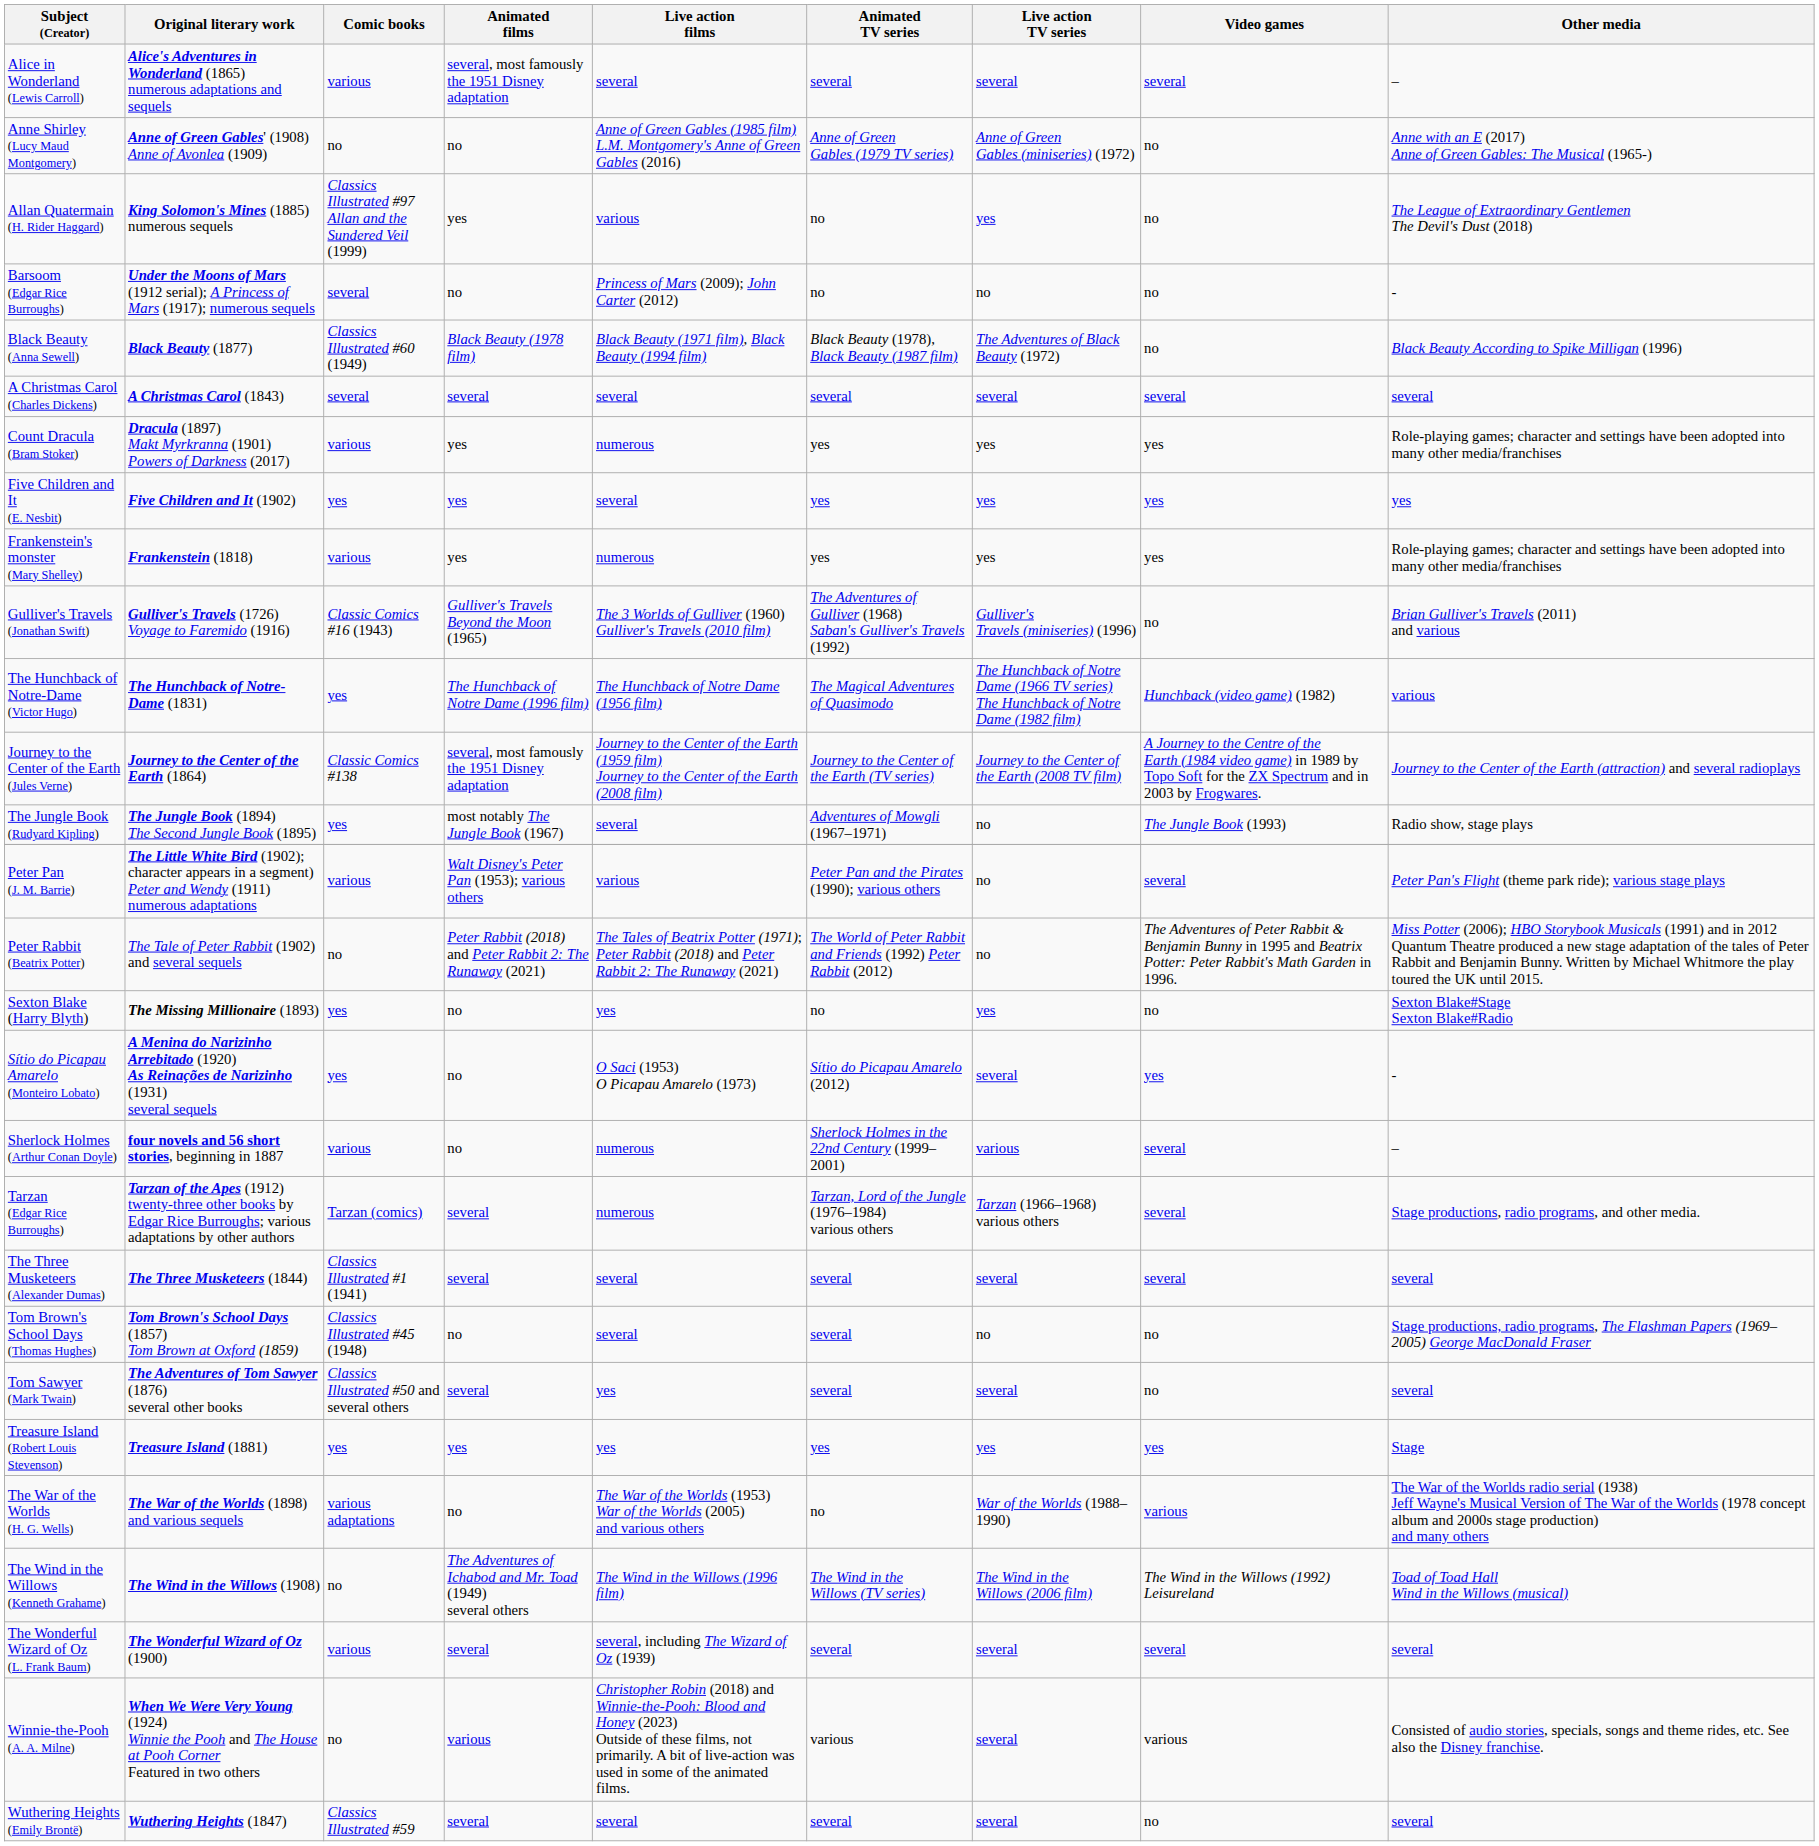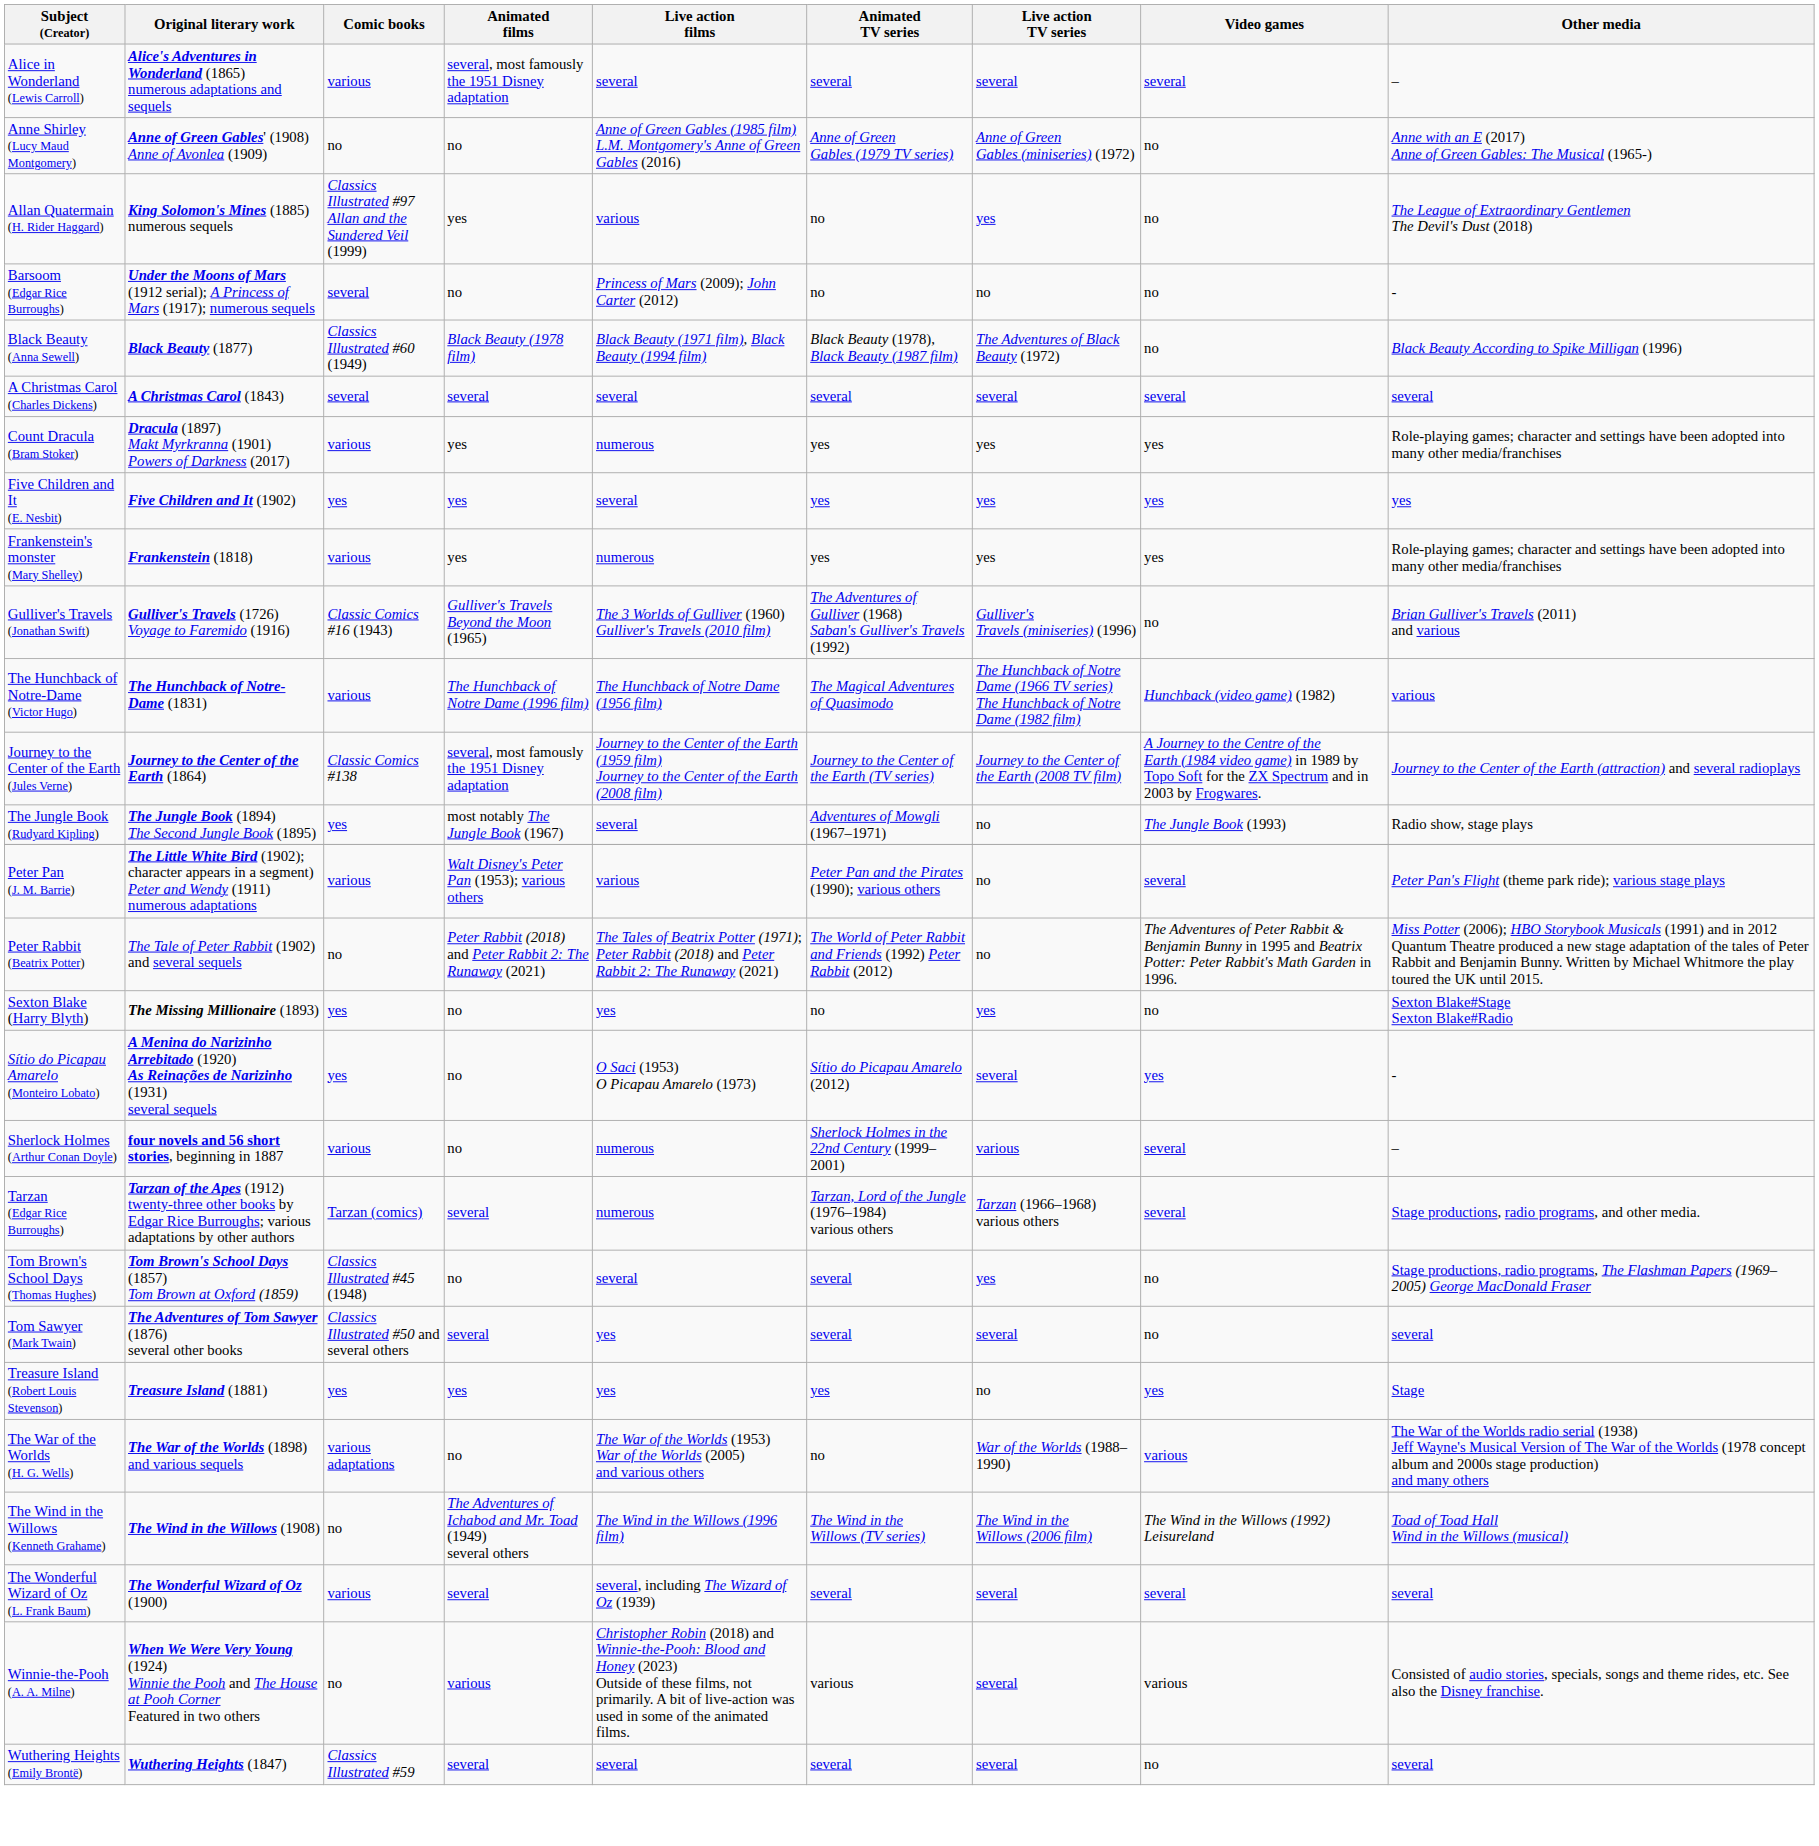(337, 695) yes -> (349, 695) various
- row: (56, 1277)
(983, 1334) no -> (986, 1277) yes
(986, 1447) yes -> (983, 1390) no
